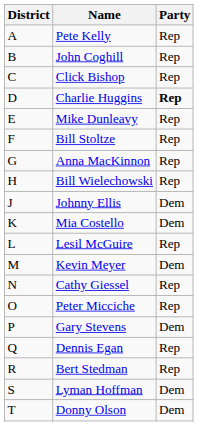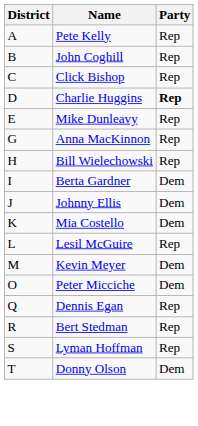- row: (85, 139)
+ row: (93, 181)
- row: (92, 285)
(170, 306) Rep -> (172, 285) Dem
- row: (91, 327)
(172, 389) Dem -> (170, 347) Rep
